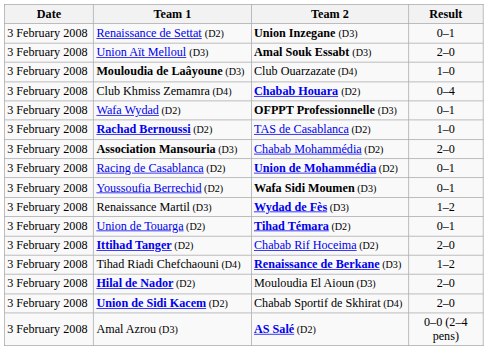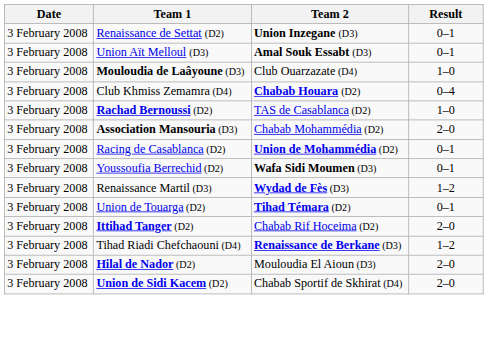(446, 52) 2–0 -> (446, 52) 0–1
- row: (138, 110)
- row: (137, 329)
